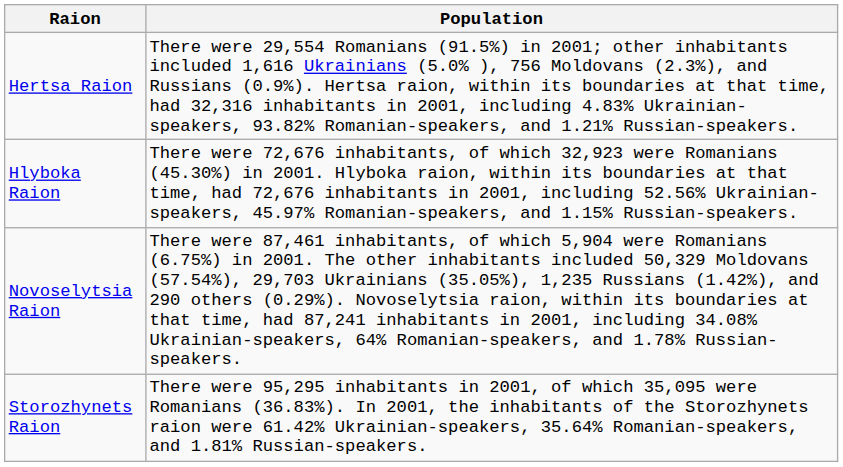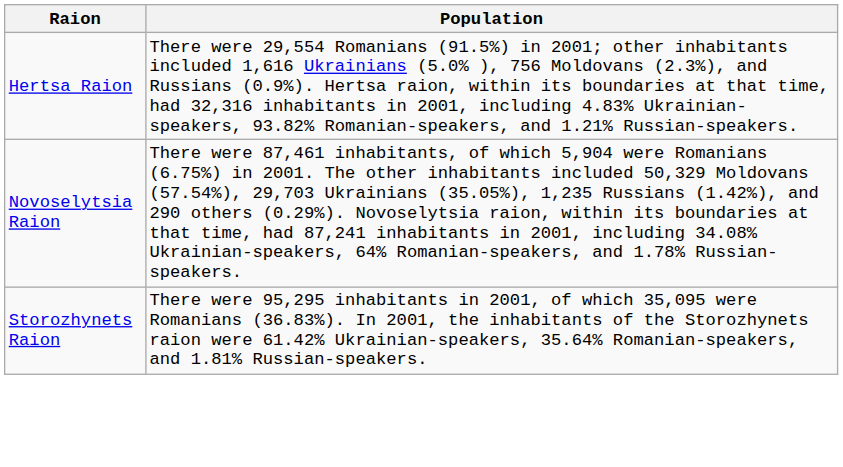- row: (45, 183)
